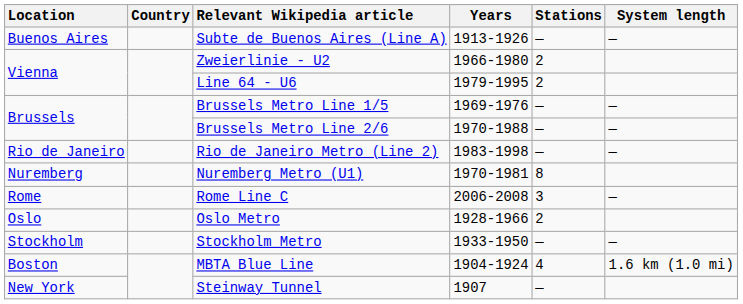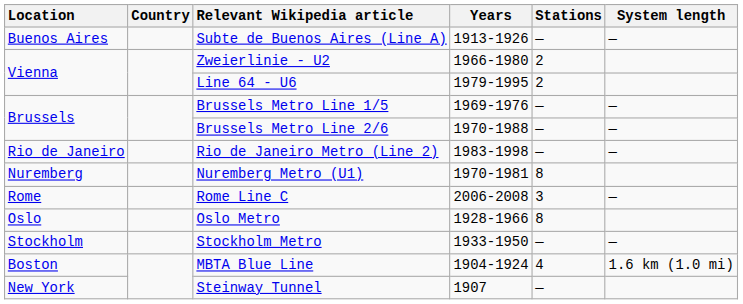(539, 220) 2 -> (539, 220) 8
